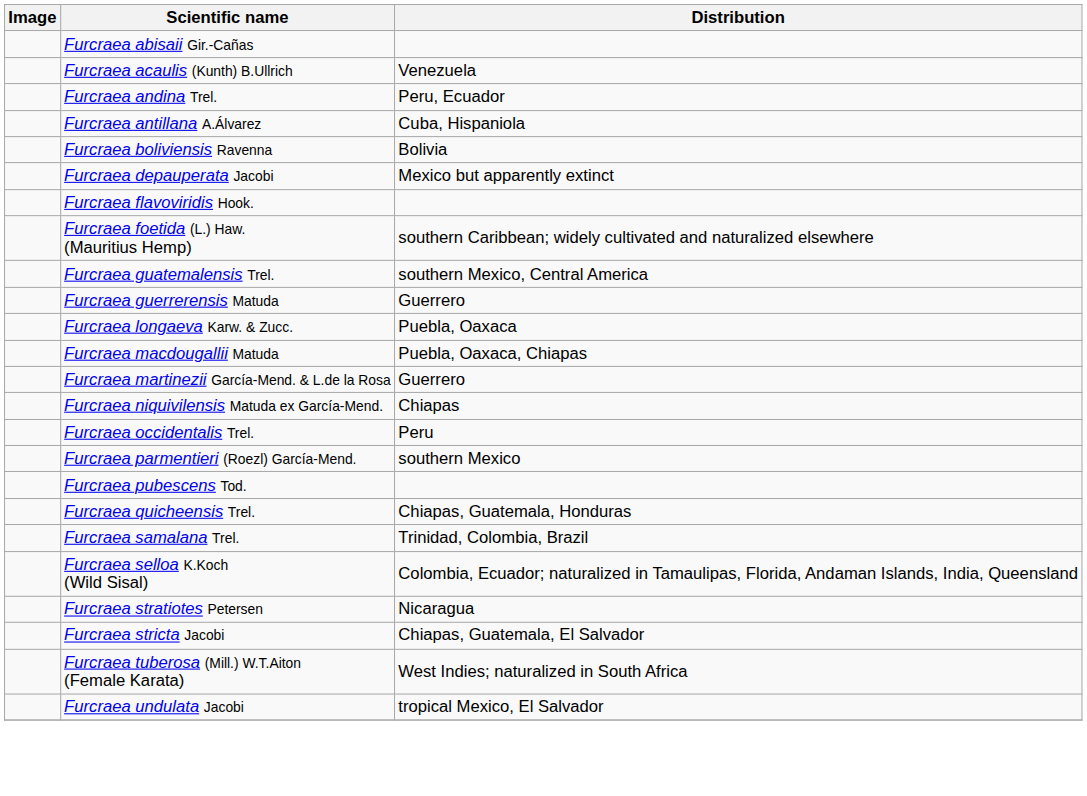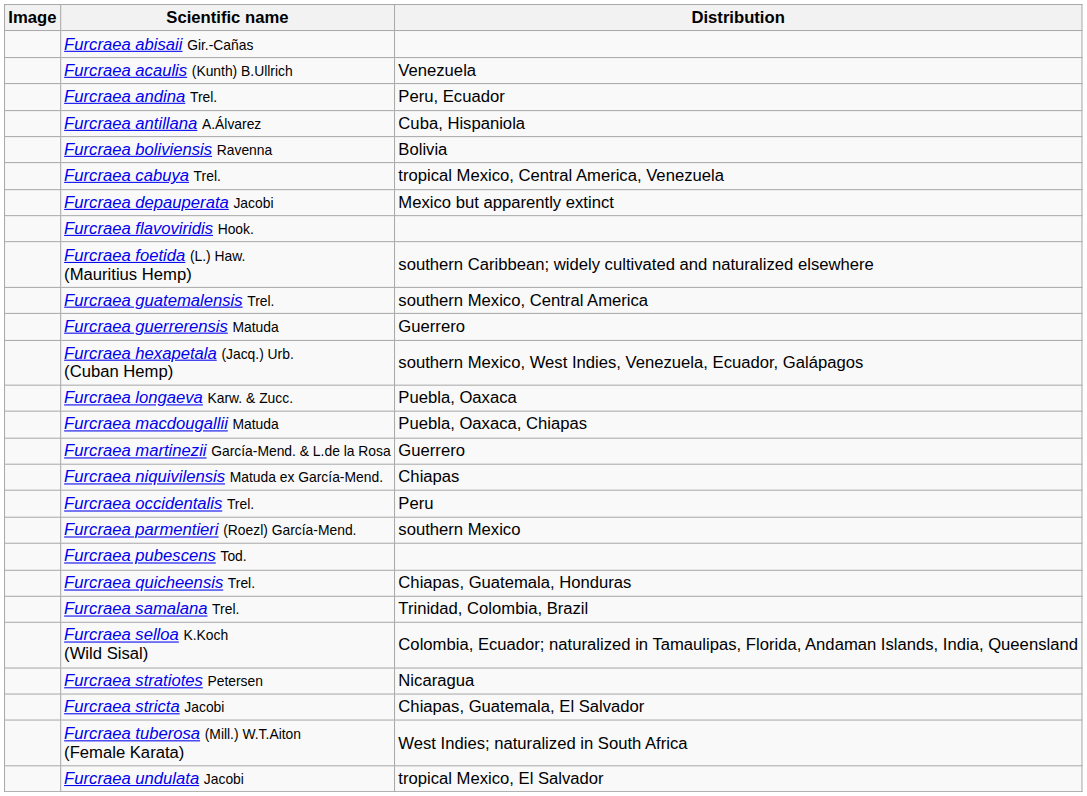+ row: (142, 176)
+ row: (179, 362)
